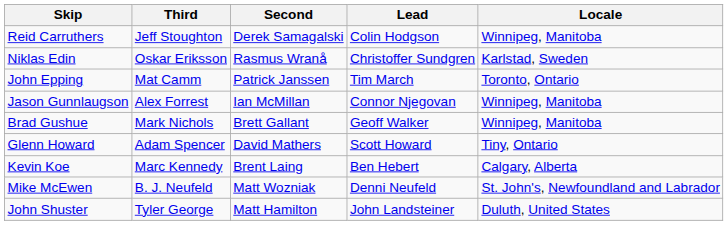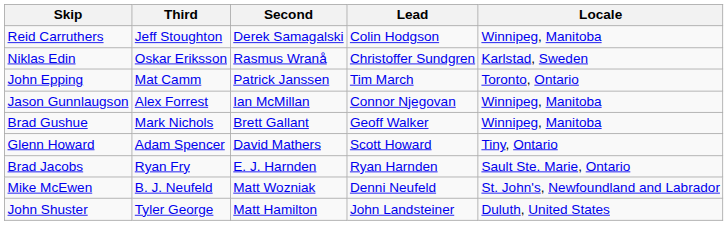+ row: (45, 166)
- row: (39, 166)
